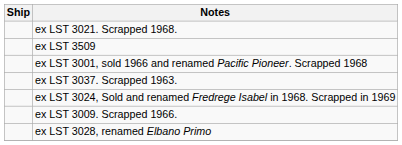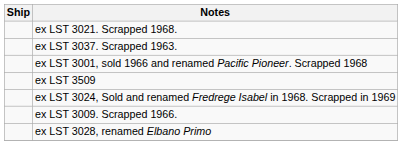rows swapped: (106, 81) <-> (65, 47)
